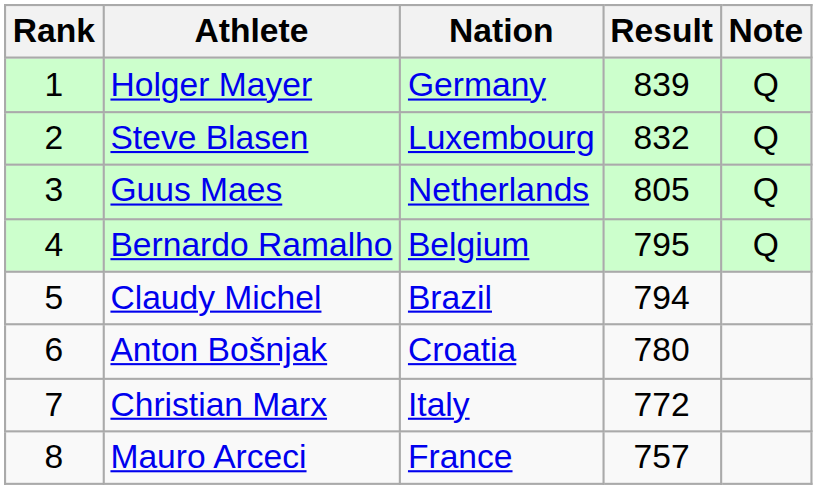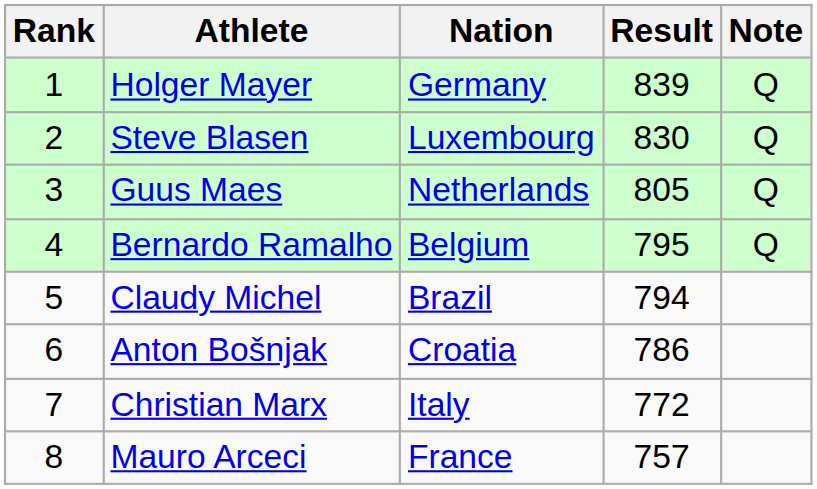(662, 137) 832 -> (662, 137) 830
(662, 350) 780 -> (662, 350) 786
